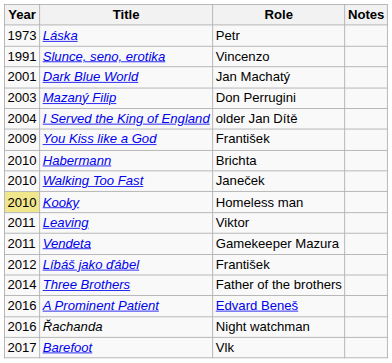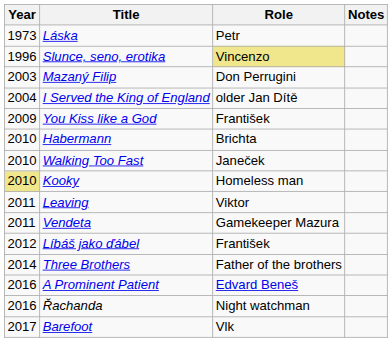(22, 56) 1991 -> (22, 56) 1996
(243, 56) no background -> (243, 56) khaki background
- row: (90, 77)
